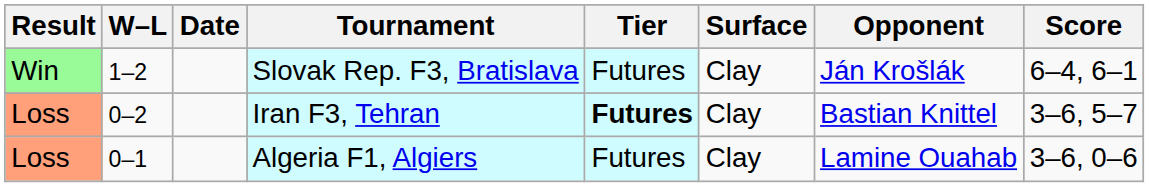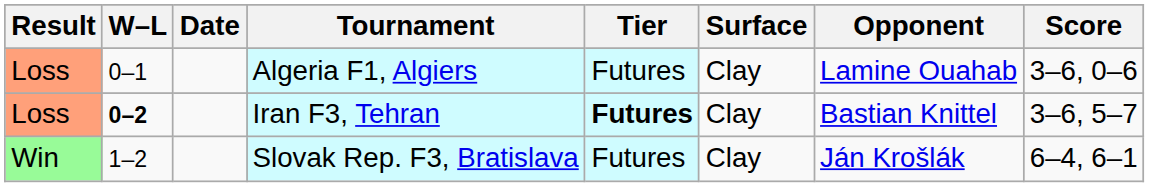rows swapped: (365, 158) <-> (416, 70)
(128, 115) normal -> (128, 114) bold
